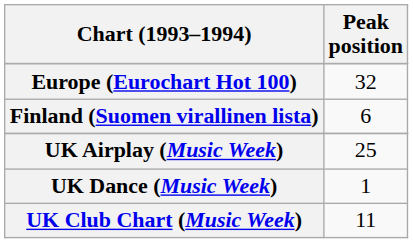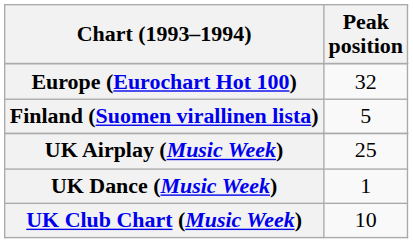(366, 116) 6 -> (366, 116) 5
(366, 220) 11 -> (366, 220) 10
